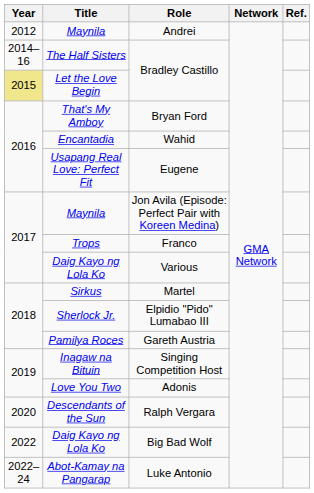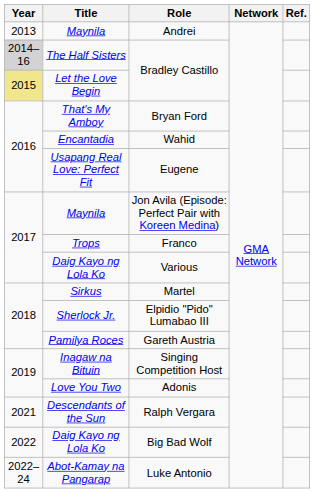(24, 31) 2012 -> (24, 31) 2013
(24, 55) no background -> (24, 55) lightgrey background
(24, 412) 2020 -> (24, 412) 2021
